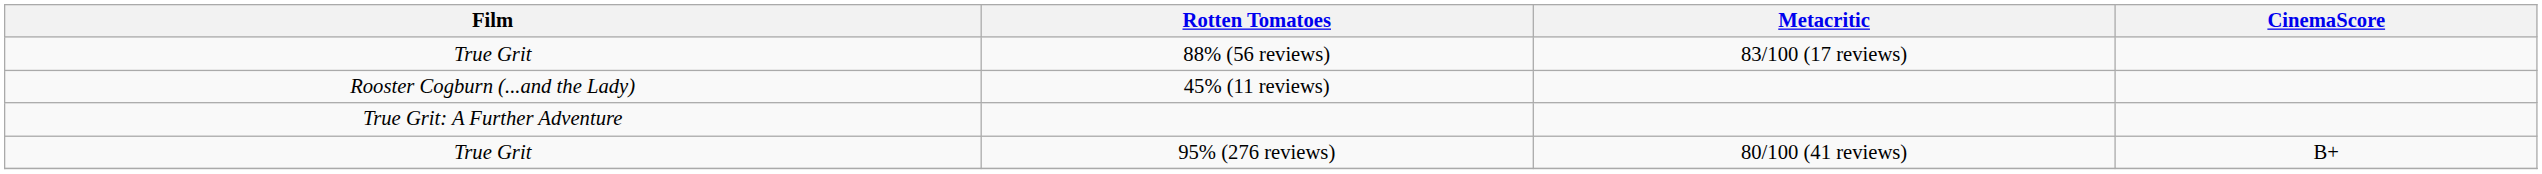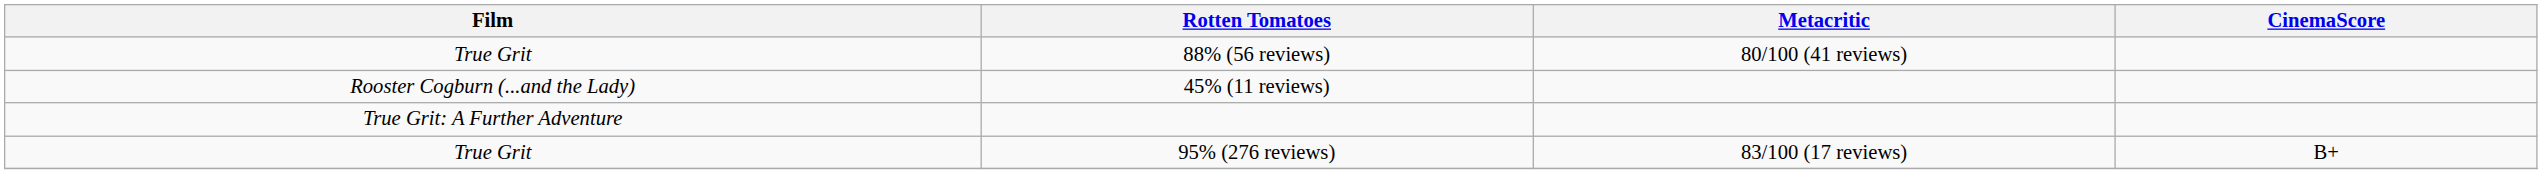(1824, 53) 83/100 (17 reviews) -> (1824, 53) 80/100 (41 reviews)
(1824, 151) 80/100 (41 reviews) -> (1824, 151) 83/100 (17 reviews)
